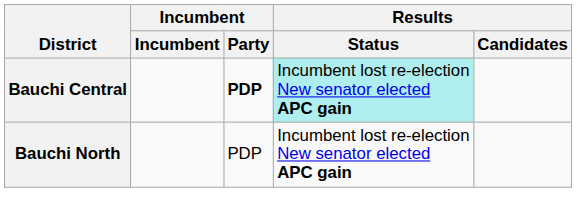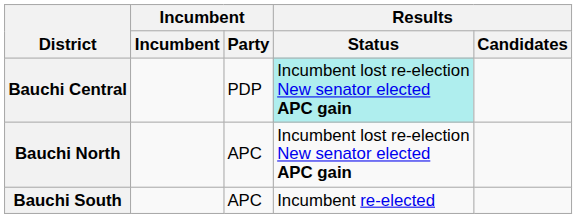(245, 90) bold -> (245, 90) normal
(245, 154) PDP -> (245, 154) APC
+ row: (68, 199)
